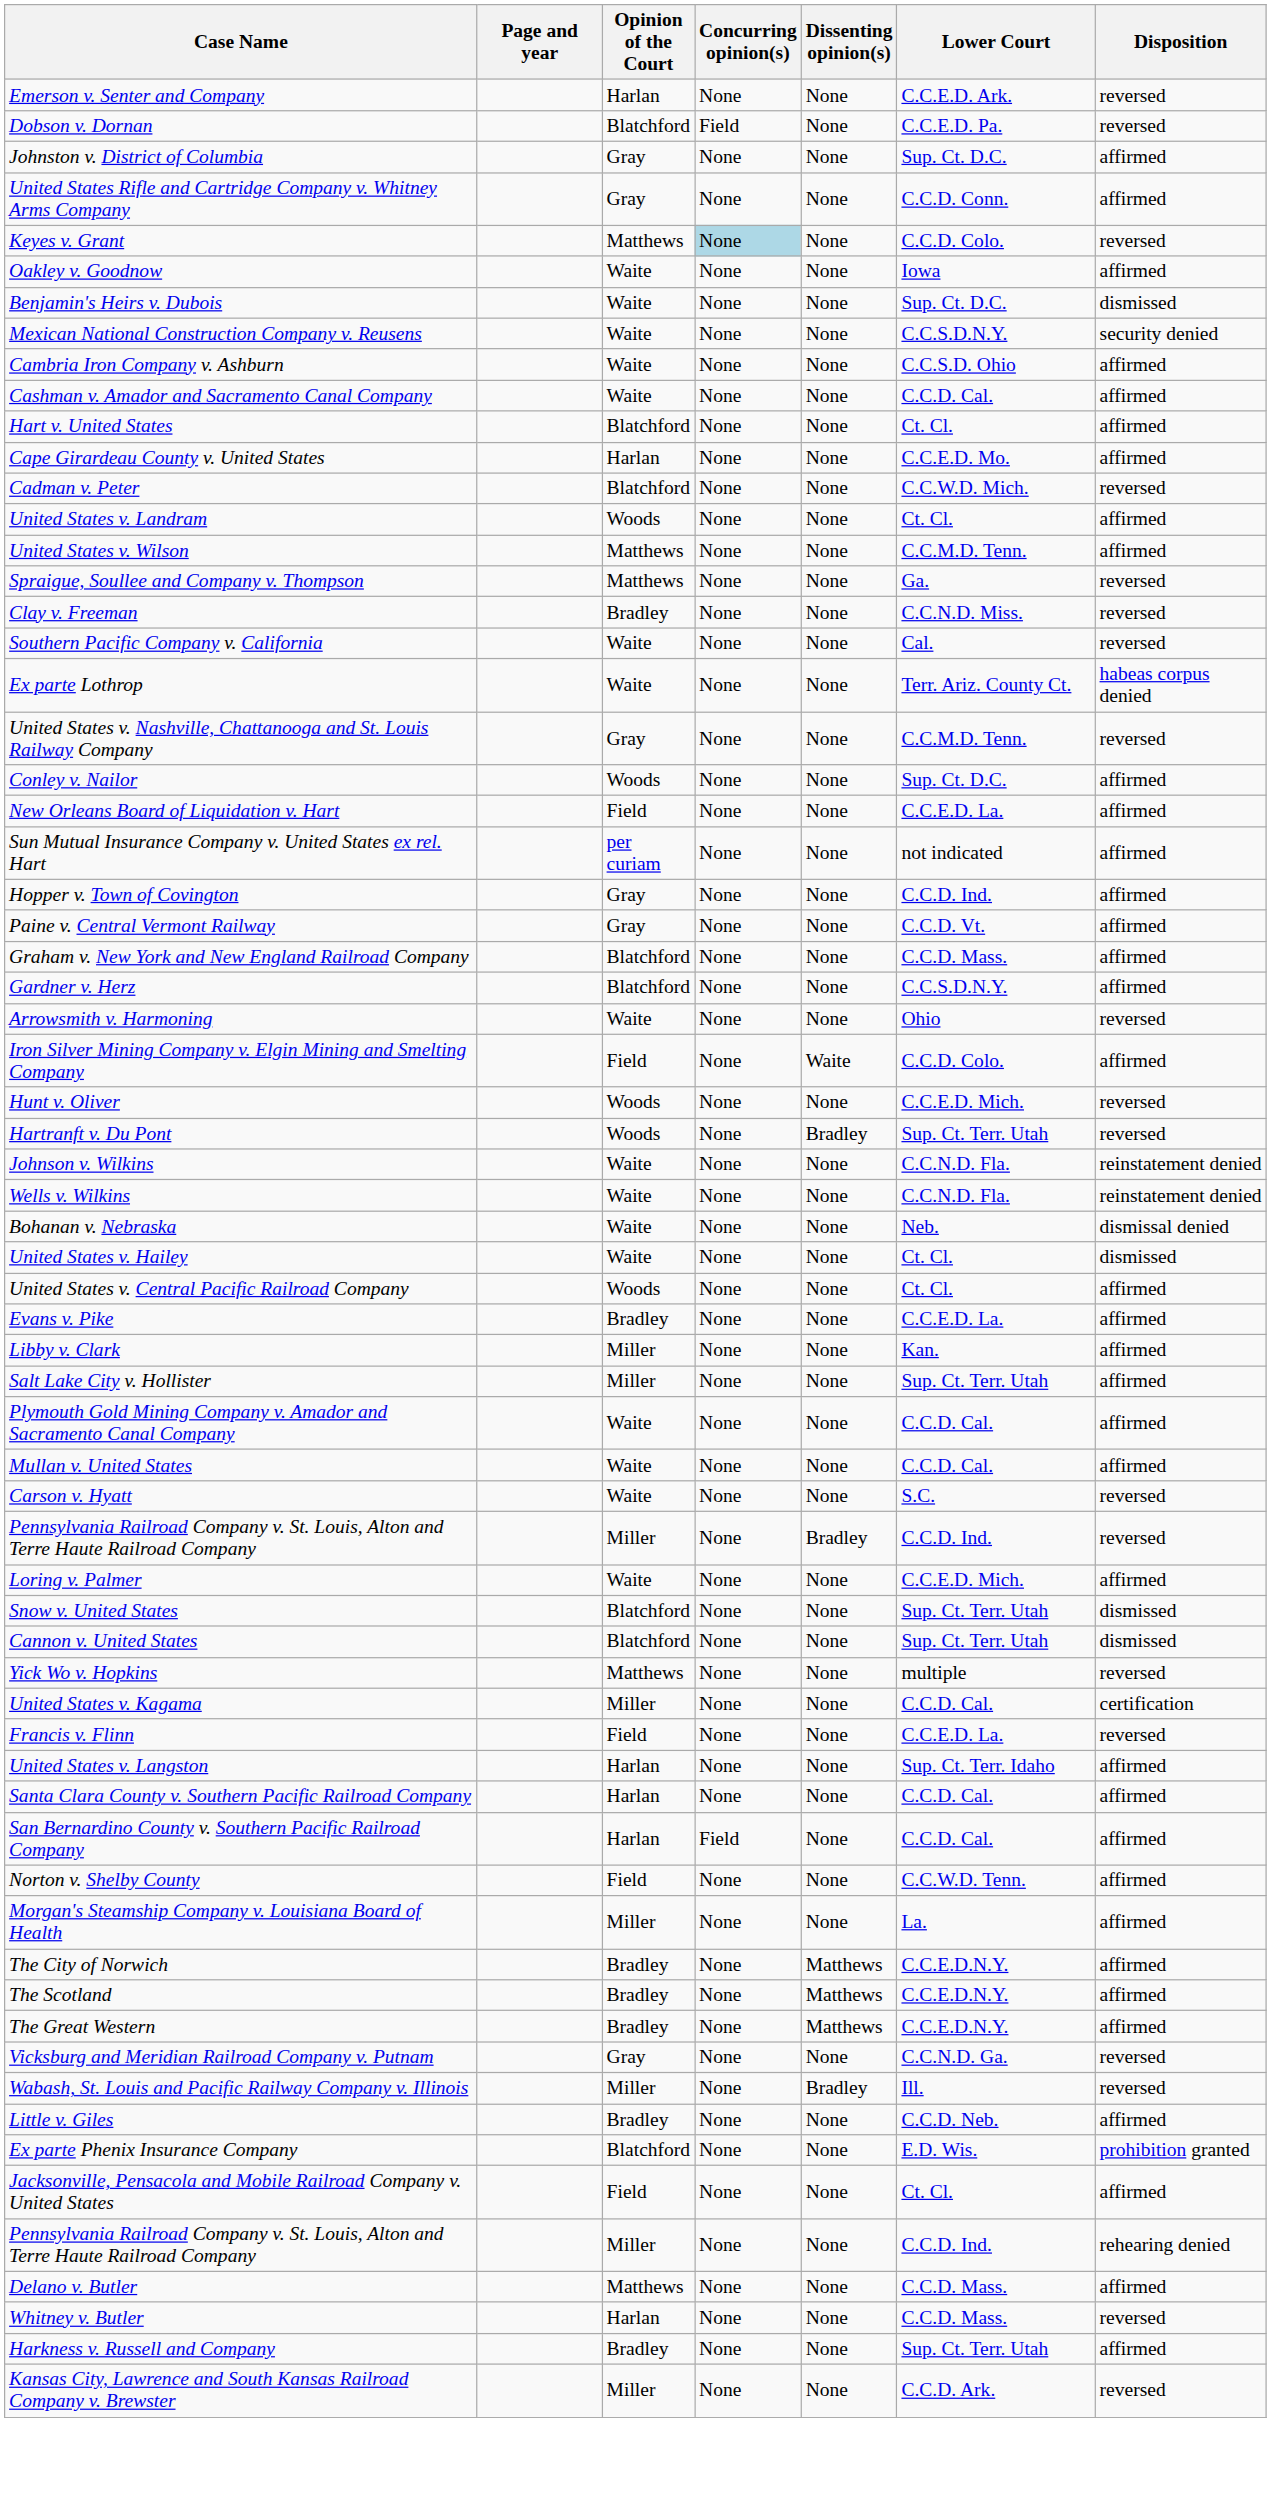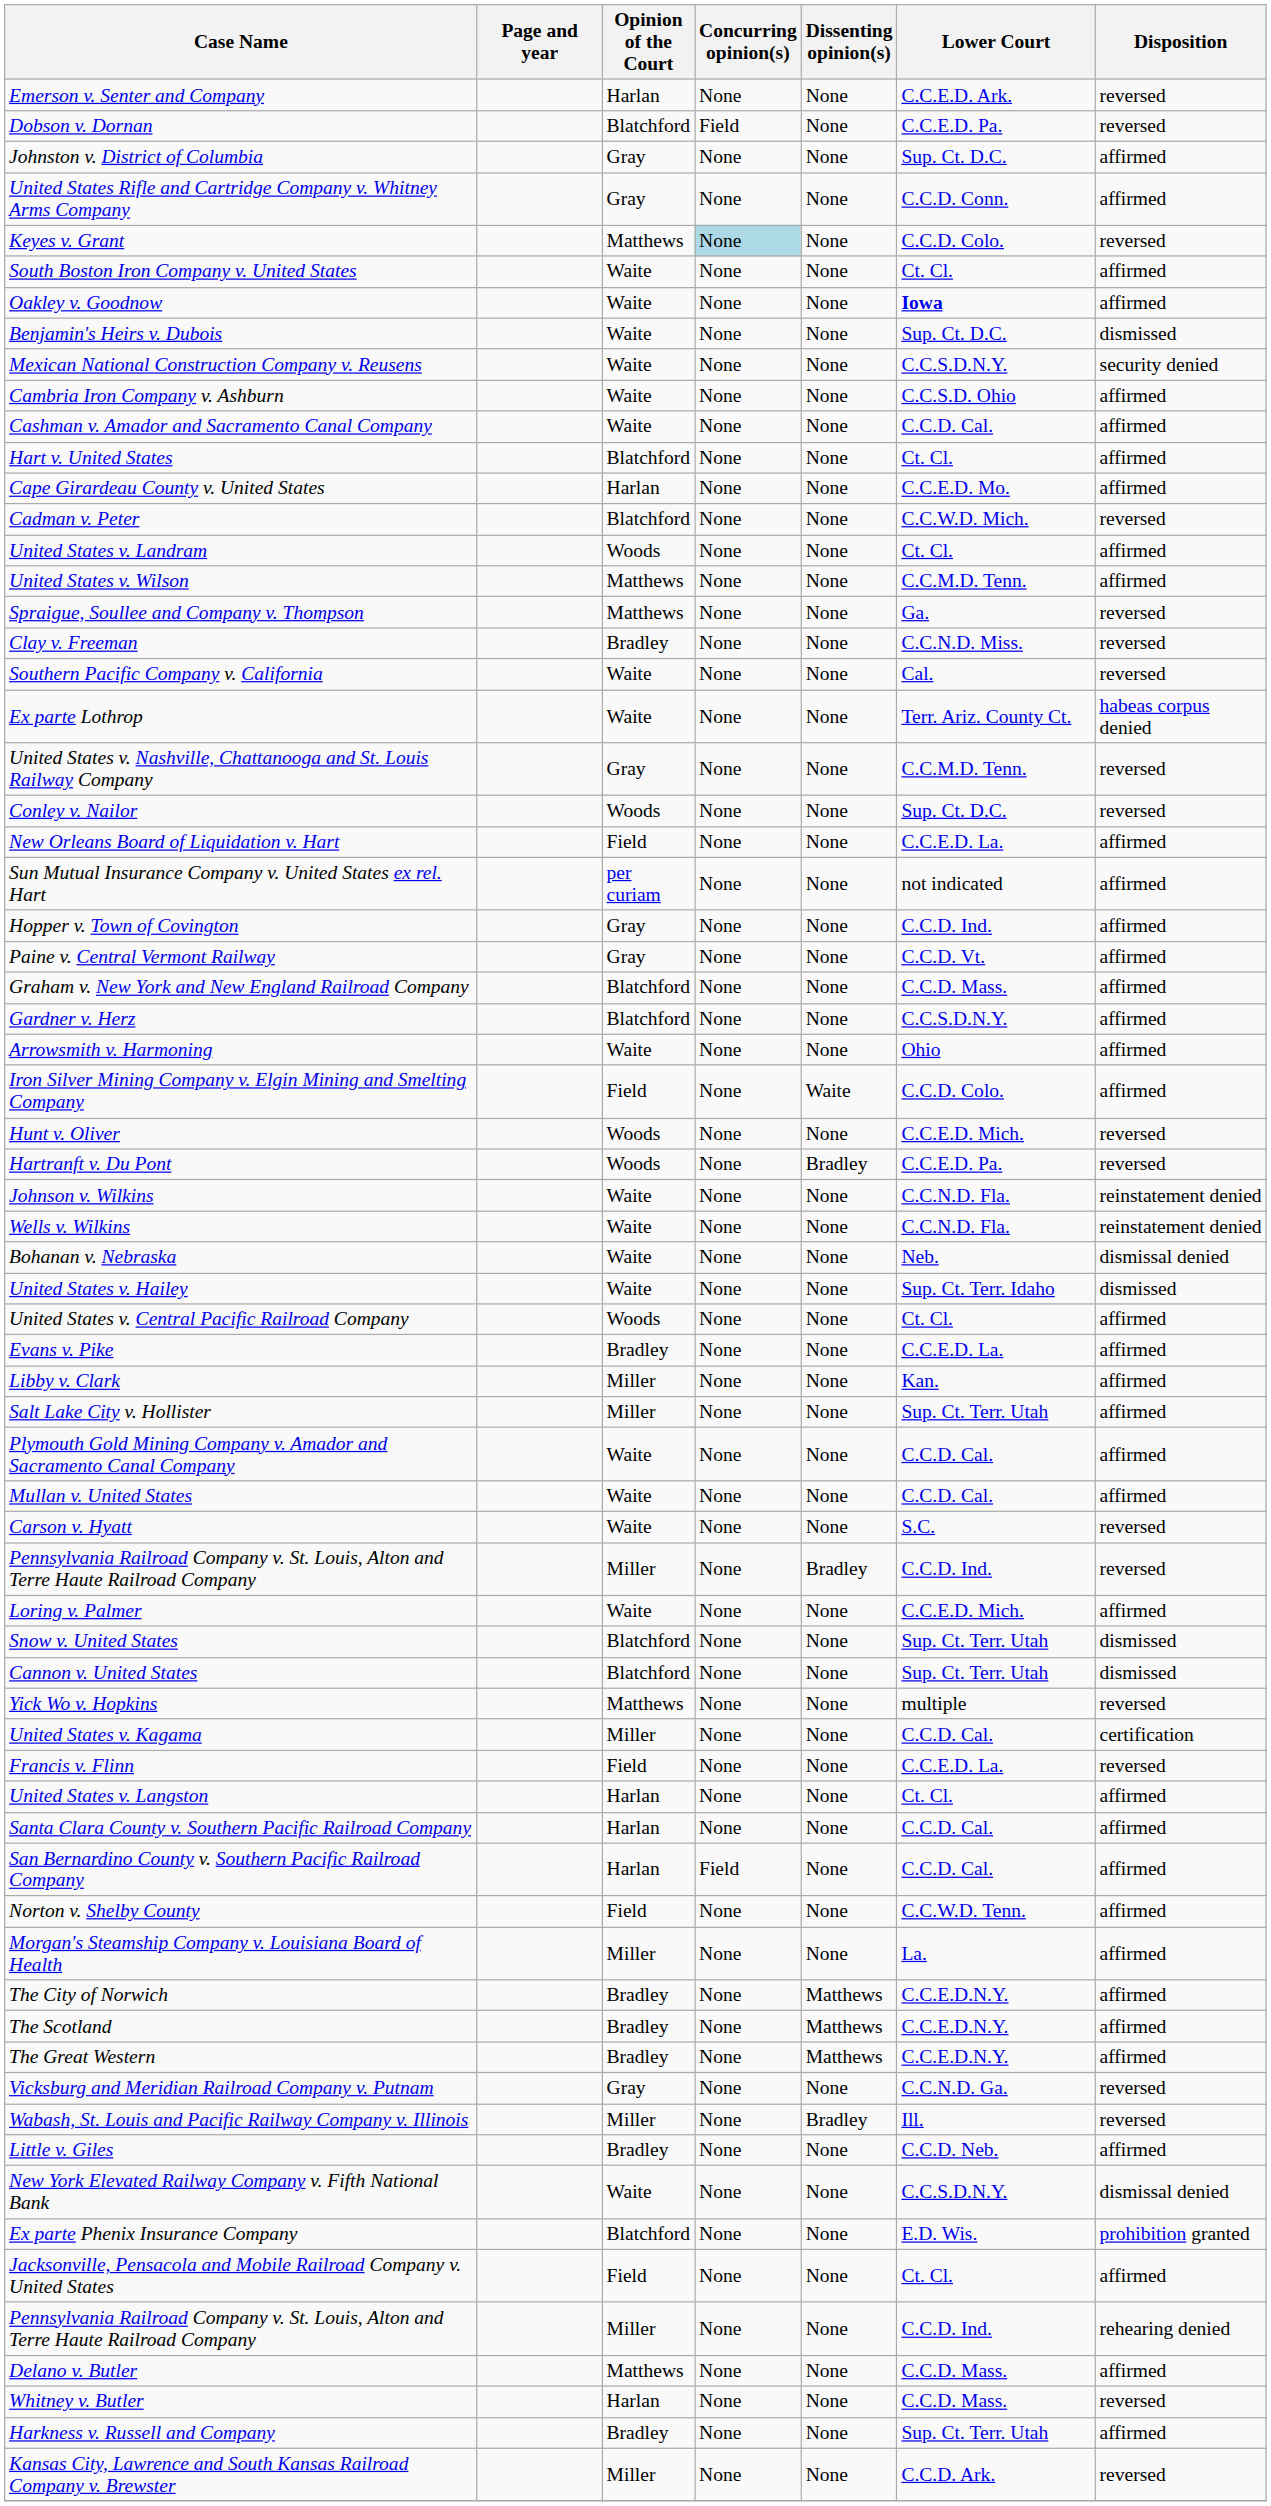+ row: (183, 271)
(921, 271) normal -> (922, 302) bold
(1133, 779) affirmed -> (1133, 810) reversed
(1133, 1018) reversed -> (1133, 1049) affirmed
(975, 1133) Sup. Ct. Terr. Utah -> (952, 1164) C.C.E.D. Pa.
(927, 1257) Ct. Cl. -> (978, 1288) Sup. Ct. Terr. Idaho
(978, 1765) Sup. Ct. Terr. Idaho -> (927, 1796) Ct. Cl.
+ row: (224, 2191)
